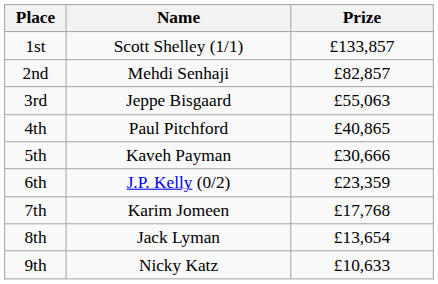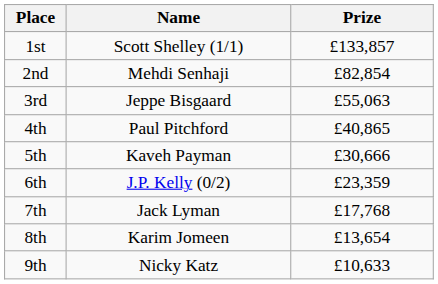(362, 73) £82,857 -> (362, 73) £82,854
(178, 210) Karim Jomeen -> (178, 210) Jack Lyman
(178, 237) Jack Lyman -> (178, 237) Karim Jomeen
